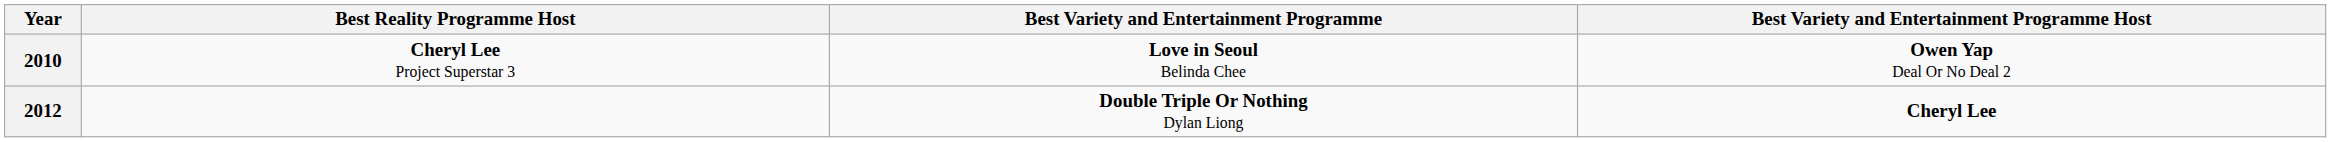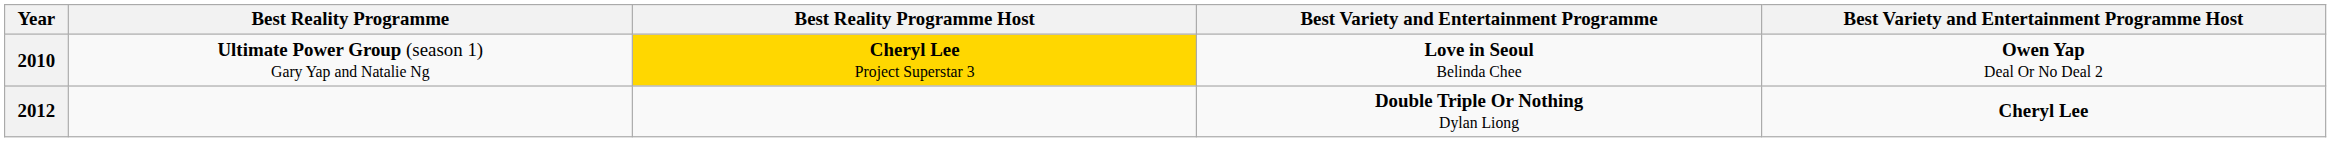+ column: (350, 19)
(455, 60) no background -> (915, 60) gold background
